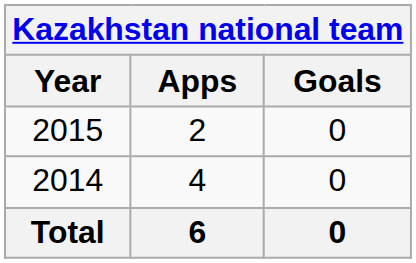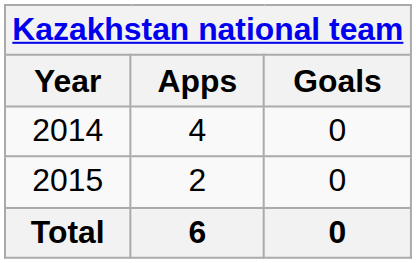rows swapped: (68, 181) <-> (68, 130)
